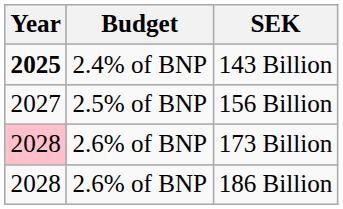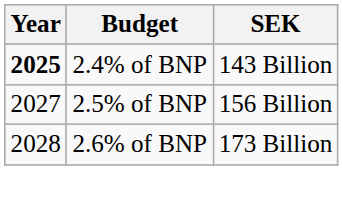(36, 143) pink background -> (36, 143) no background
- row: (276, 183)
